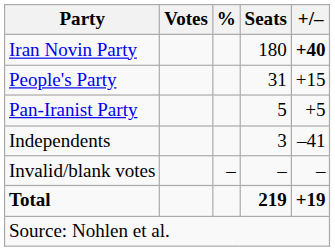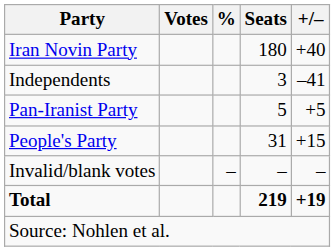(311, 49) bold -> (311, 49) normal
rows swapped: (63, 79) <-> (60, 140)
